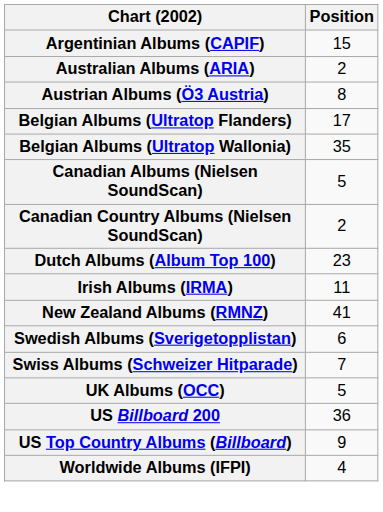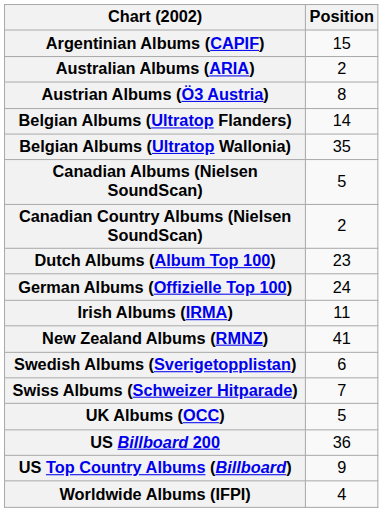(342, 120) 17 -> (342, 120) 14
+ row: (155, 287)
